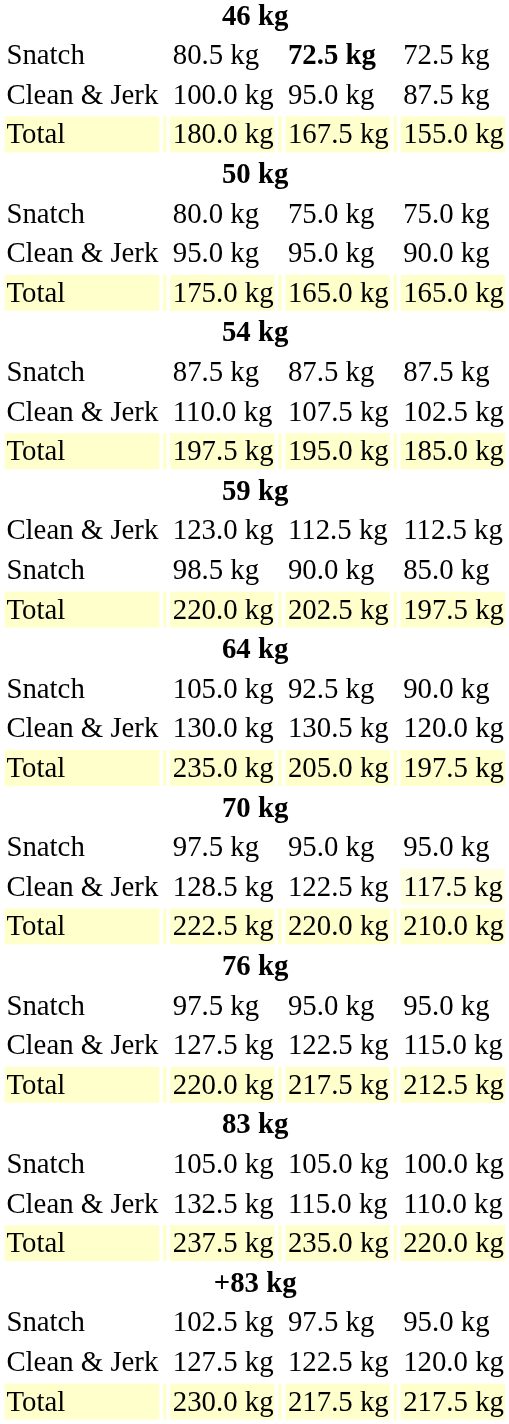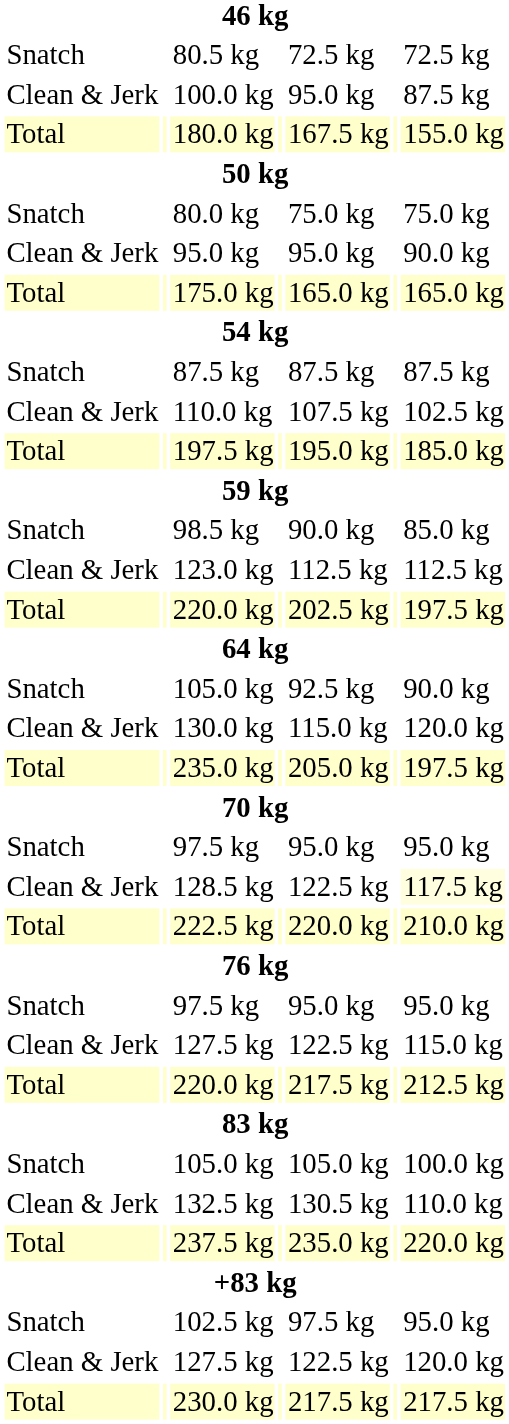(332, 54) bold -> (331, 54) normal
rows swapped: (46, 569) <-> (82, 530)
(338, 727) 130.5 kg -> (338, 727) 115.0 kg
(338, 1203) 115.0 kg -> (338, 1203) 130.5 kg
